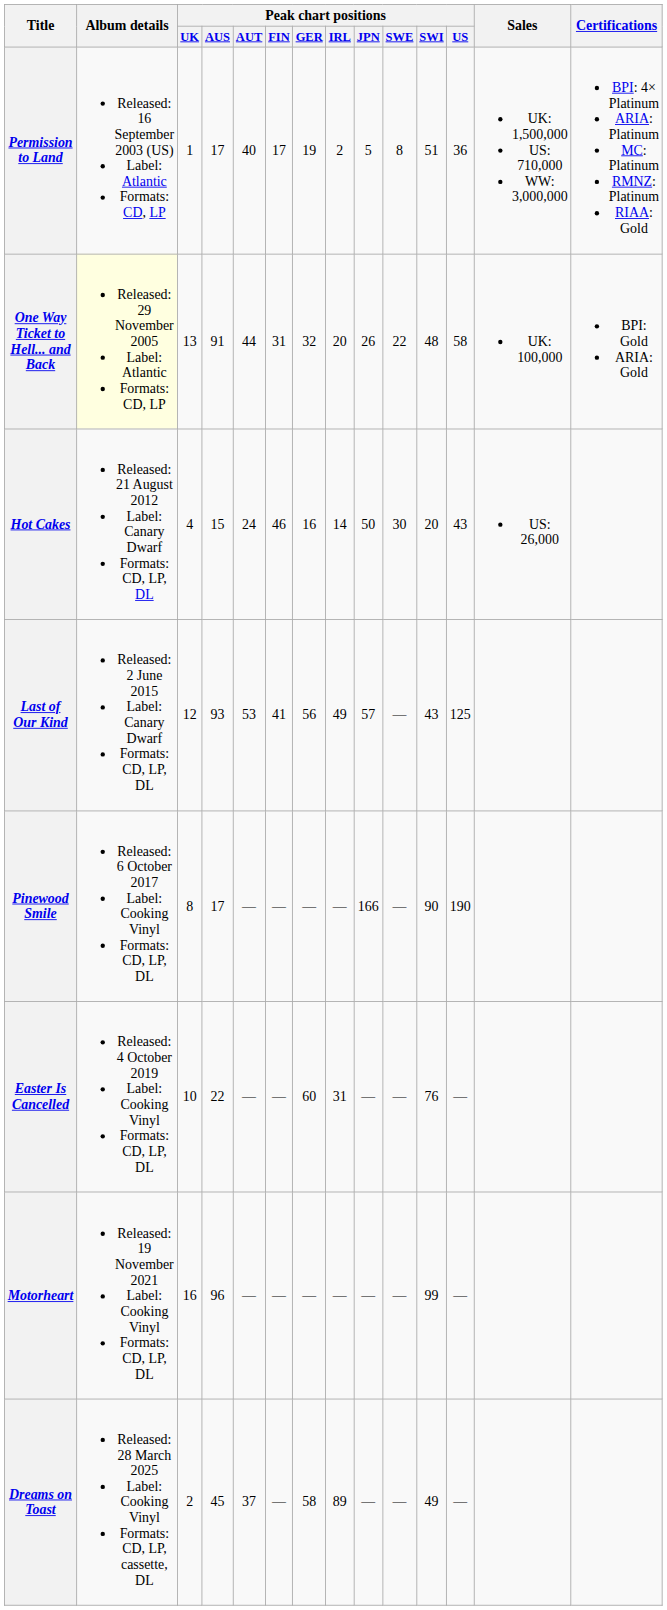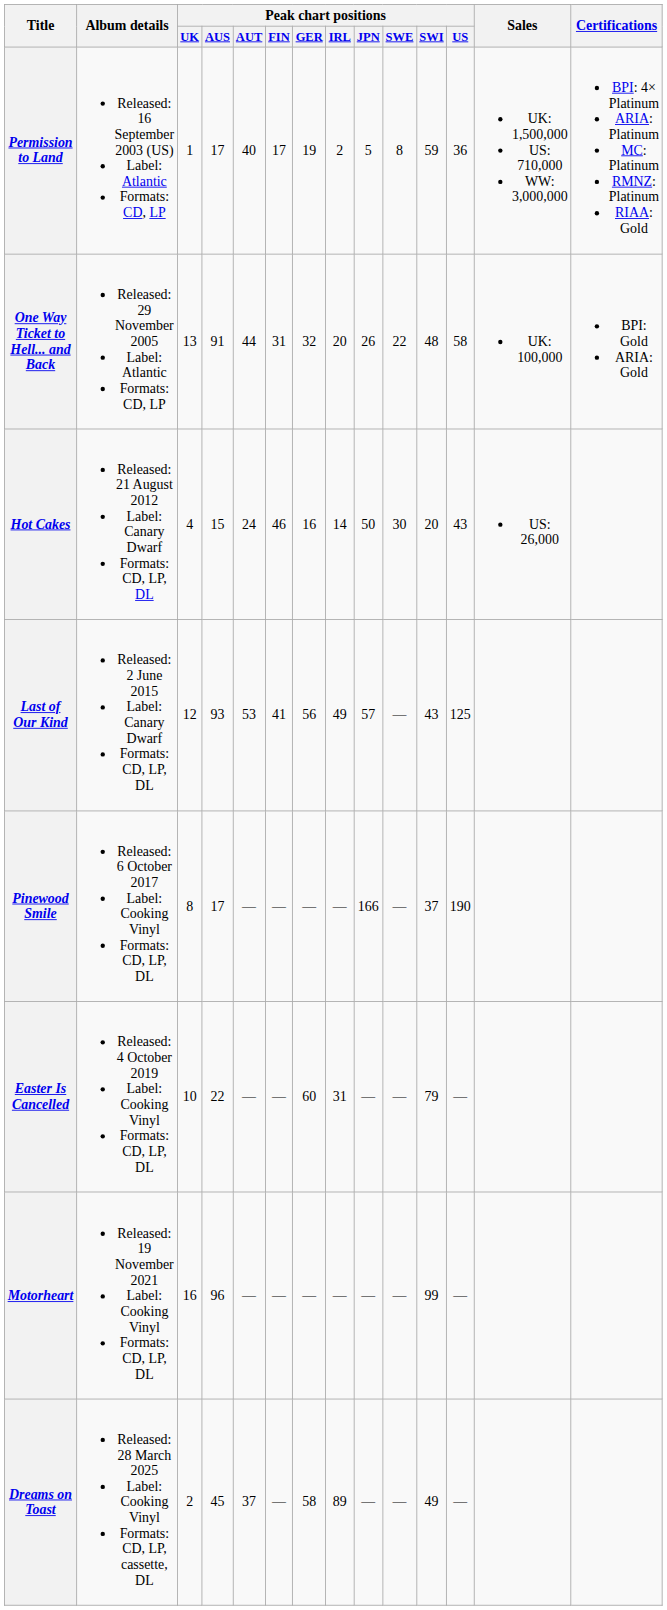(431, 150) 51 -> (431, 150) 59
(127, 349) lightyellow background -> (127, 349) no background
(431, 906) 90 -> (431, 906) 37
(431, 1096) 76 -> (431, 1096) 79
